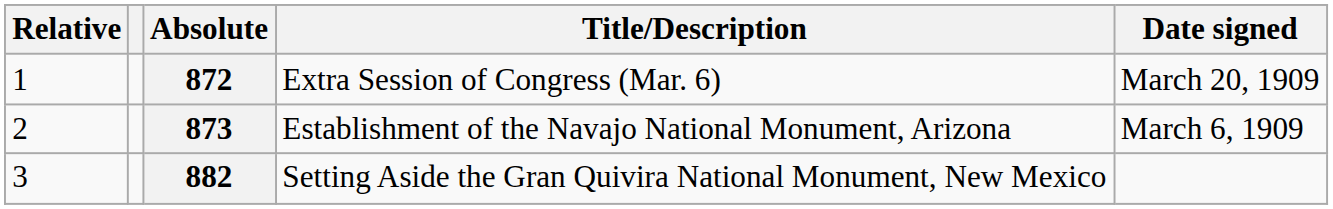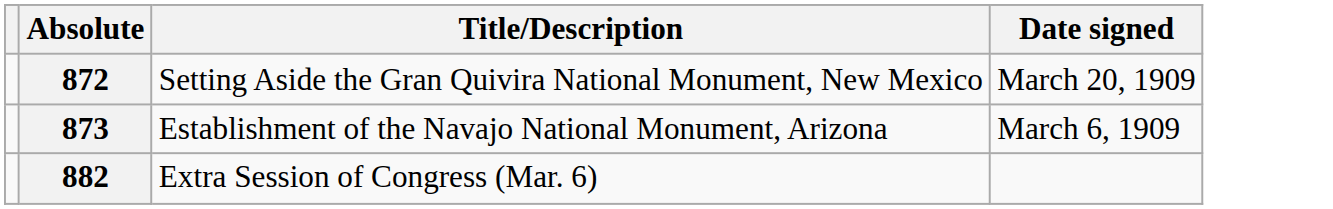- column: (67, 29)
(502, 78) Extra Session of Congress (Mar. 6) -> (571, 78) Setting Aside the Gran Quivira National Monument, New Mexico
(694, 177) Setting Aside the Gran Quivira National Monument, New Mexico -> (378, 177) Extra Session of Congress (Mar. 6)
